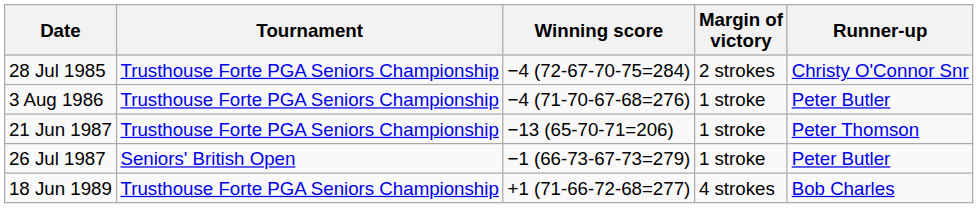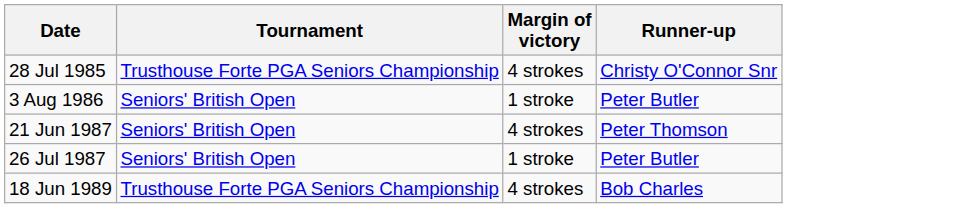- column: (599, 30)
(737, 70) 2 strokes -> (545, 70) 4 strokes
(310, 100) Trusthouse Forte PGA Seniors Championship -> (208, 100) Seniors' British Open
(310, 129) Trusthouse Forte PGA Seniors Championship -> (208, 129) Seniors' British Open
(732, 129) 1 stroke -> (545, 129) 4 strokes
